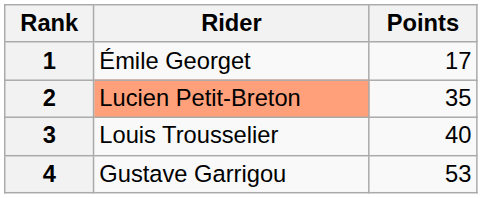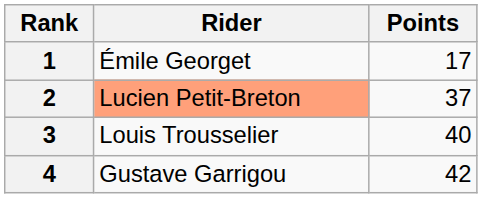(458, 98) 35 -> (458, 98) 37
(458, 173) 53 -> (458, 173) 42
